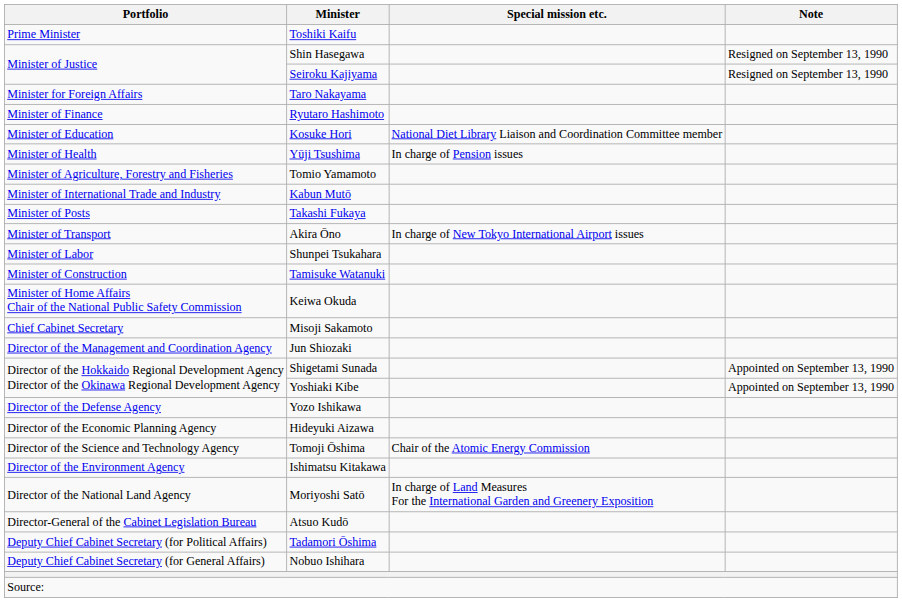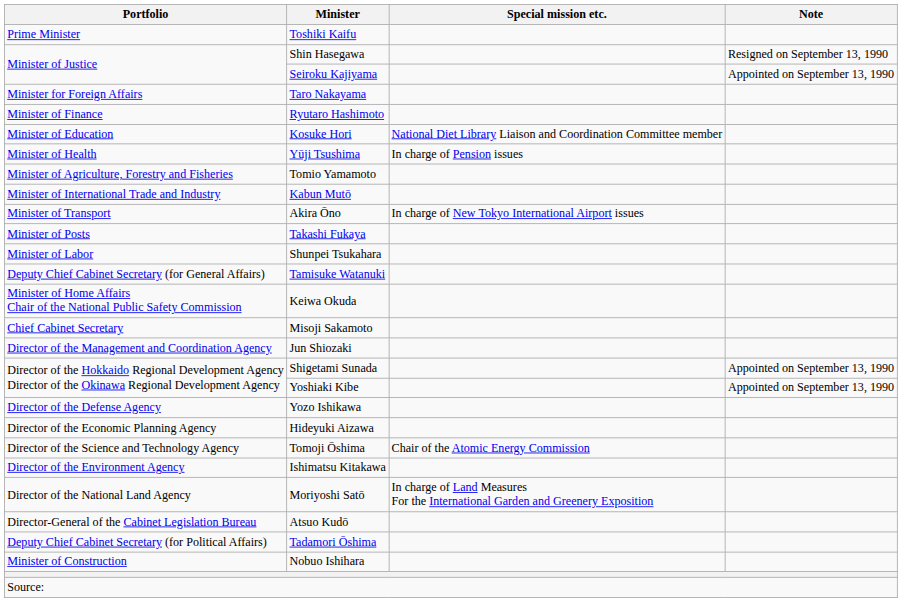(808, 74) Resigned on September 13, 1990 -> (811, 74) Appointed on September 13, 1990
rows swapped: (315, 234) <-> (328, 214)
(67, 274) Minister of Construction -> (136, 274) Deputy Chief Cabinet Secretary (for General Affairs)
(136, 562) Deputy Chief Cabinet Secretary (for General Affairs) -> (67, 562) Minister of Construction
